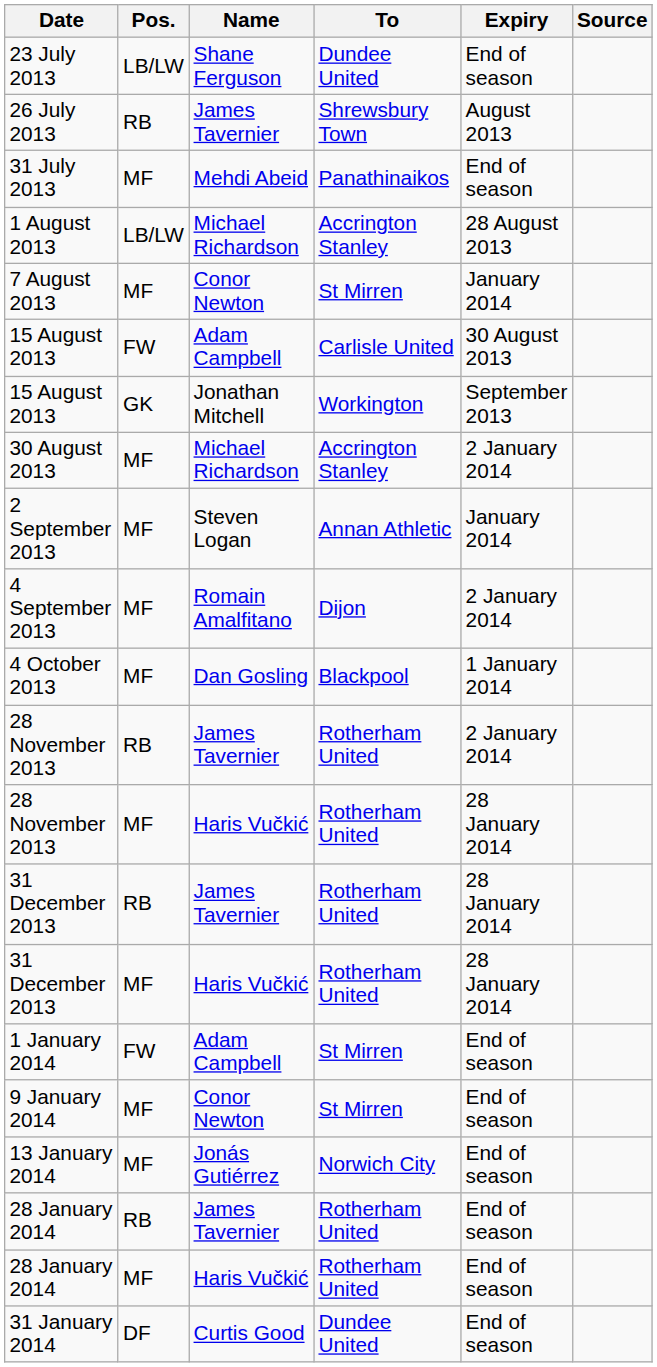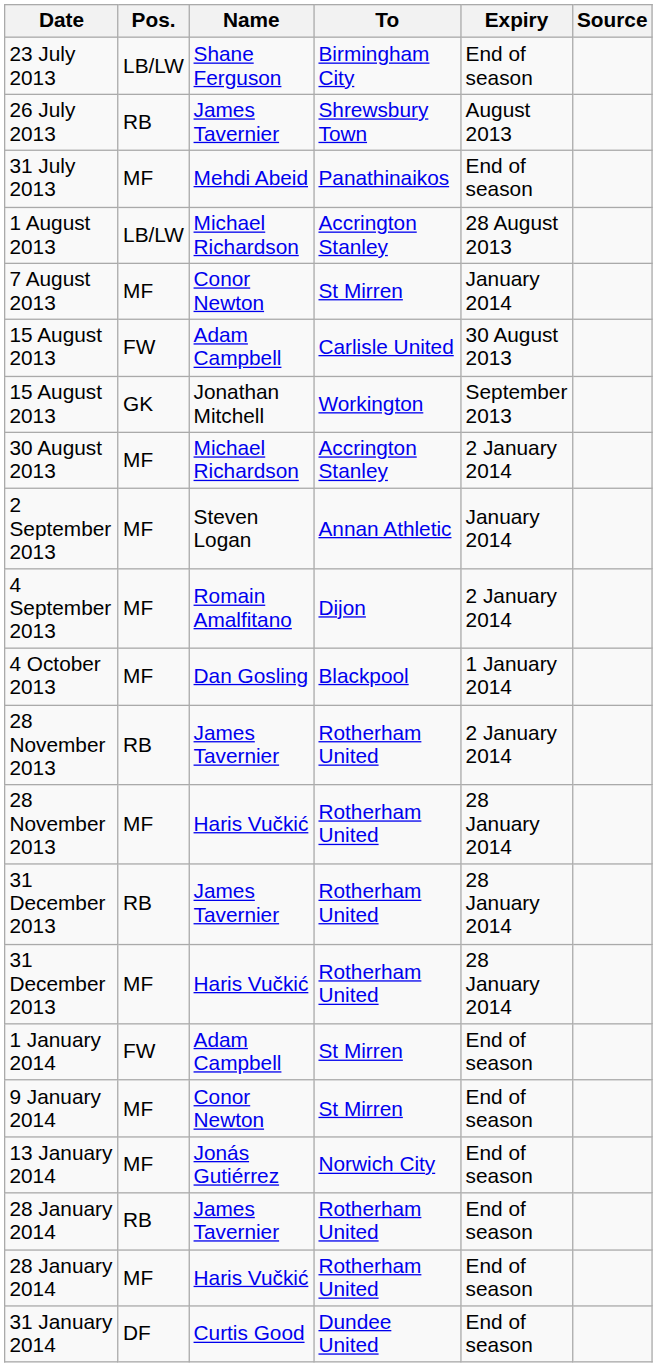(355, 65) Dundee United -> (374, 65) Birmingham City
